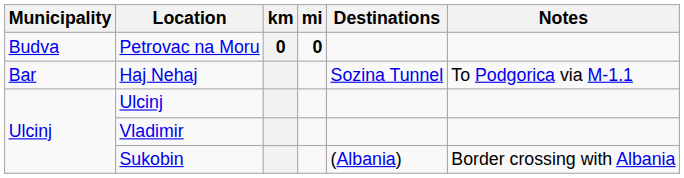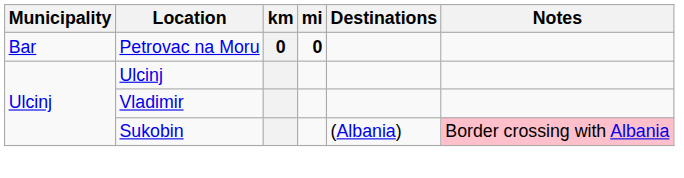(34, 46) Budva -> (22, 46) Bar
- row: (158, 74)
(563, 159) no background -> (557, 131) pink background
